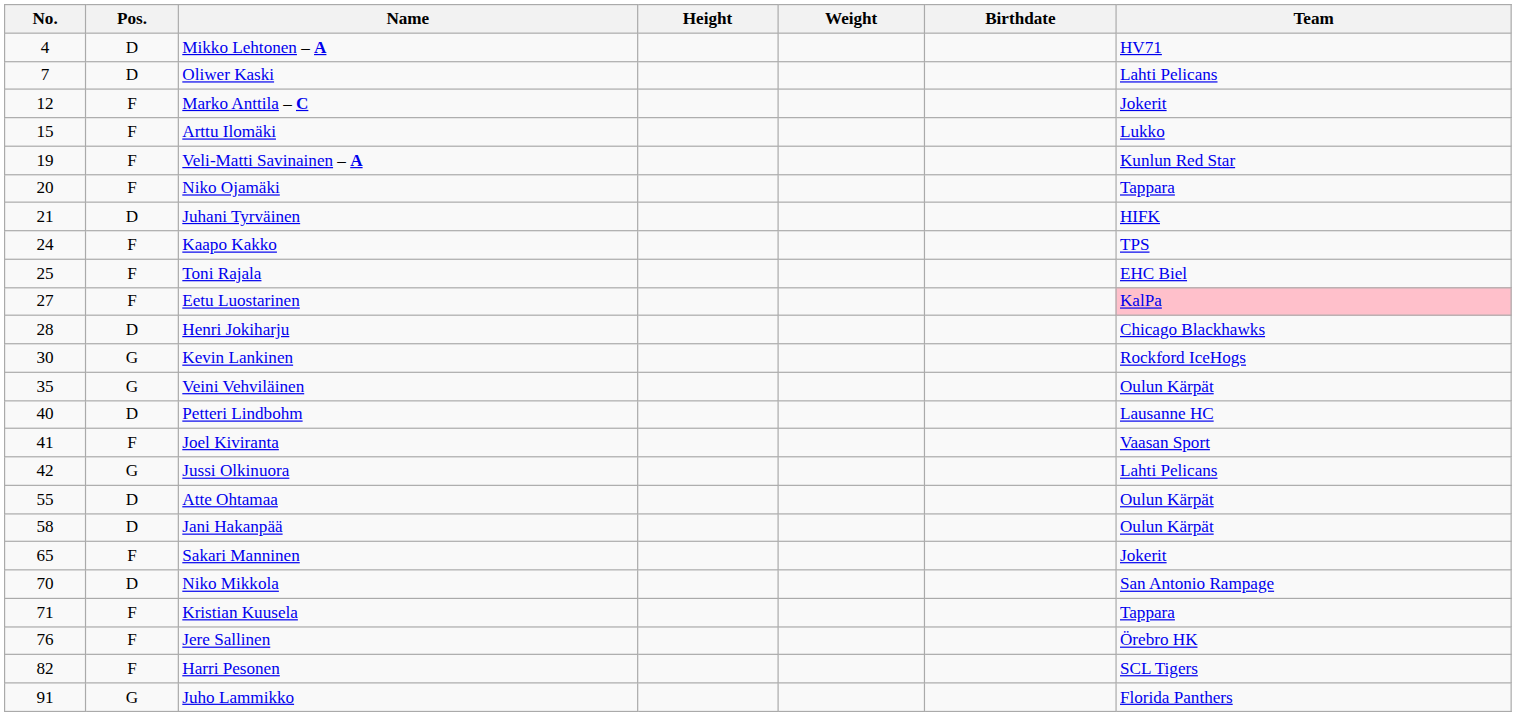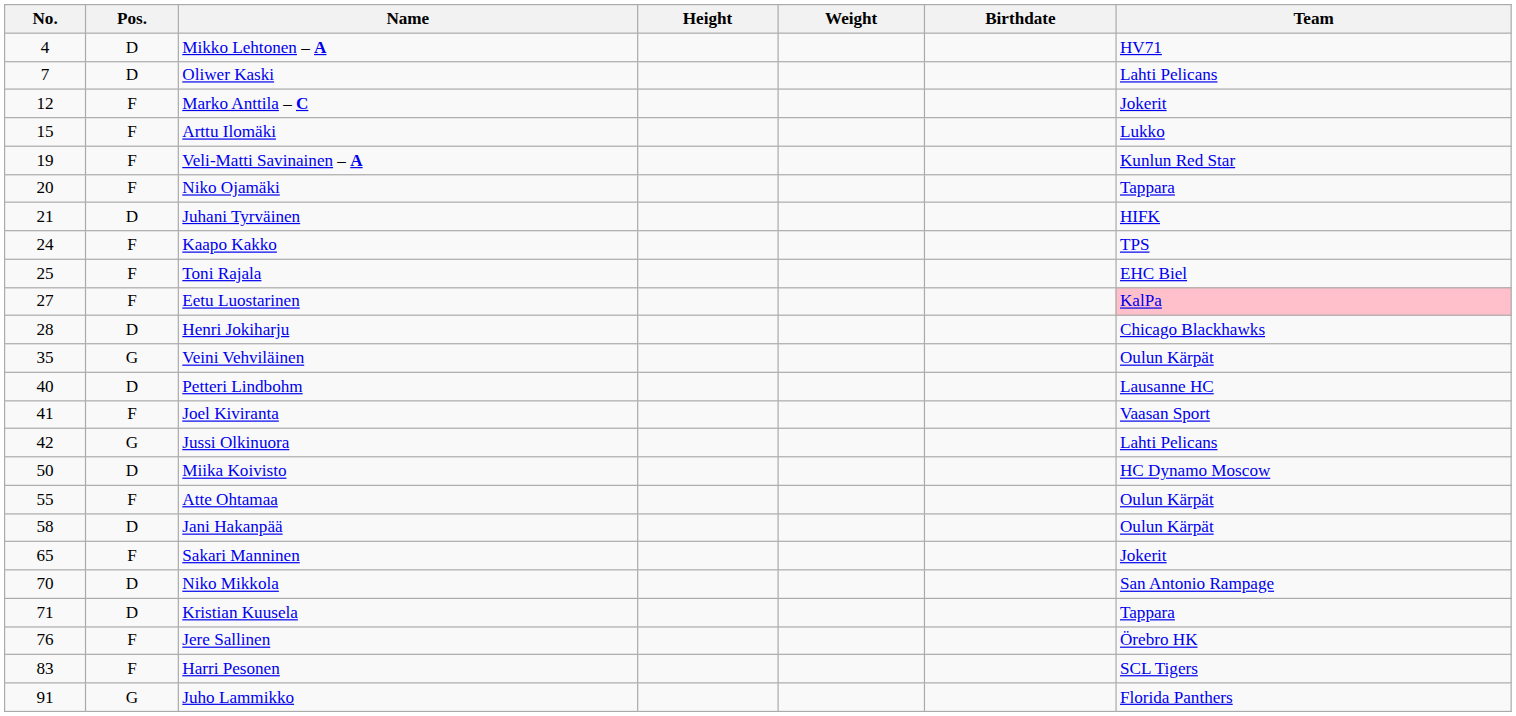- row: (238, 358)
+ row: (234, 471)
(132, 499) D -> (132, 499) F
(132, 612) F -> (132, 612) D
(45, 669) 82 -> (45, 669) 83
